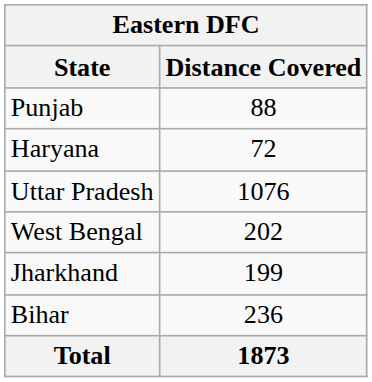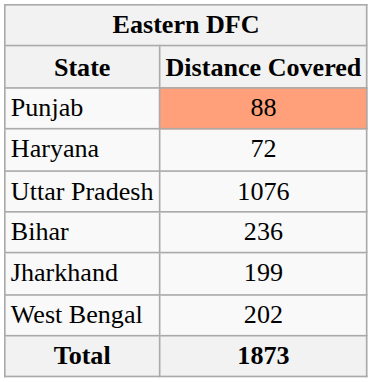(263, 107) no background -> (263, 107) lightsalmon background
rows swapped: (40, 314) <-> (77, 231)
